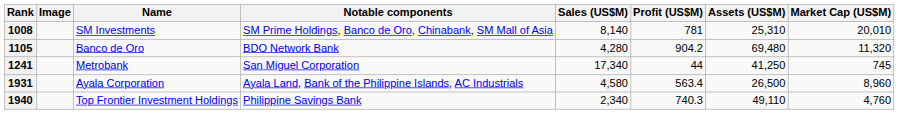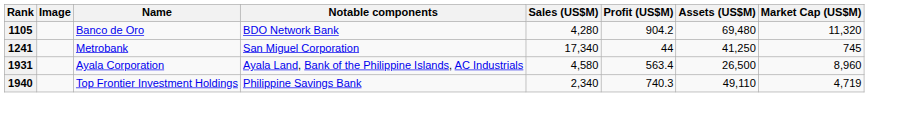- row: (20, 30)
(877, 100) 4,760 -> (848, 83) 4,719
